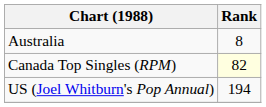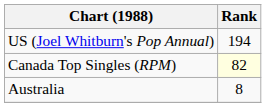rows swapped: (36, 41) <-> (111, 89)
